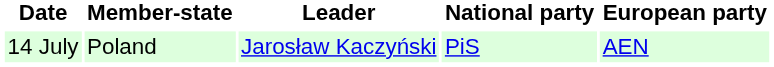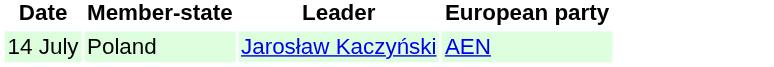- column: (520, 13)
